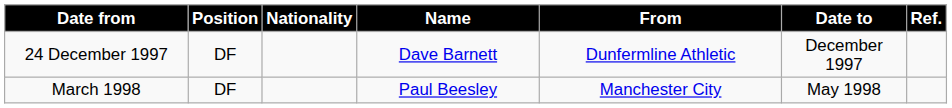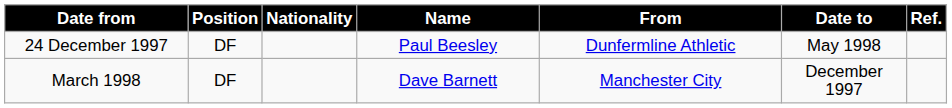(448, 54) Dave Barnett -> (448, 45) Paul Beesley
(844, 54) December 1997 -> (844, 45) May 1998
(448, 90) Paul Beesley -> (448, 81) Dave Barnett
(844, 90) May 1998 -> (844, 81) December 1997
